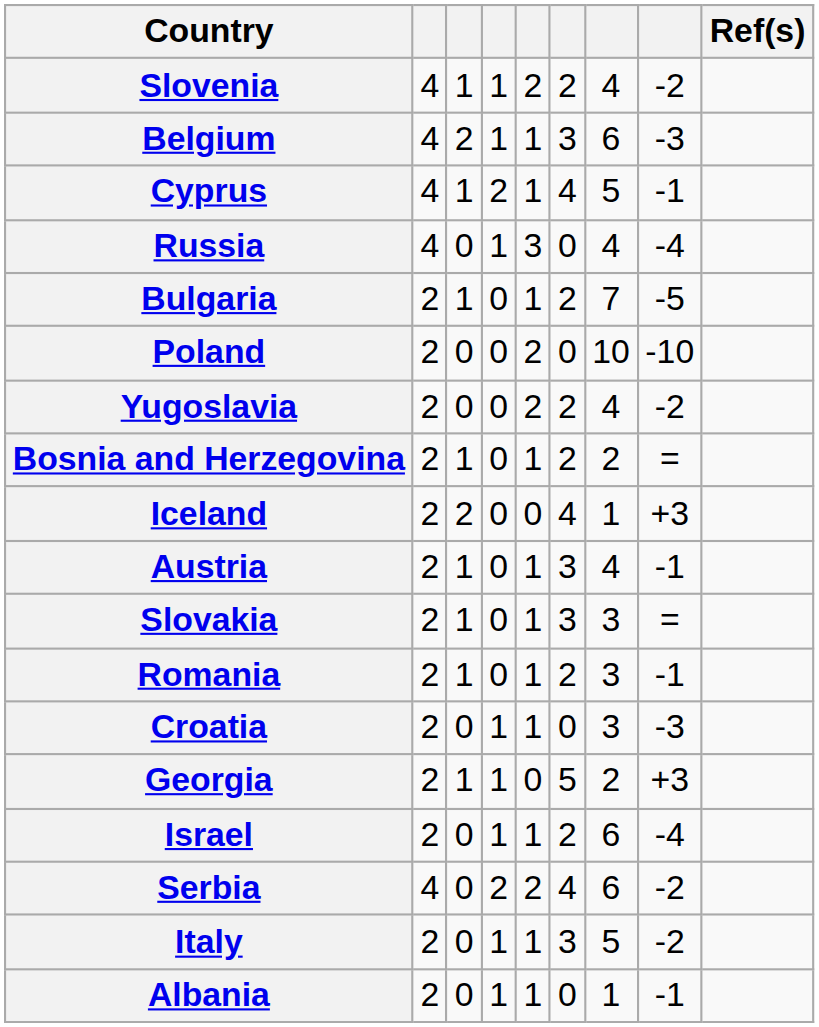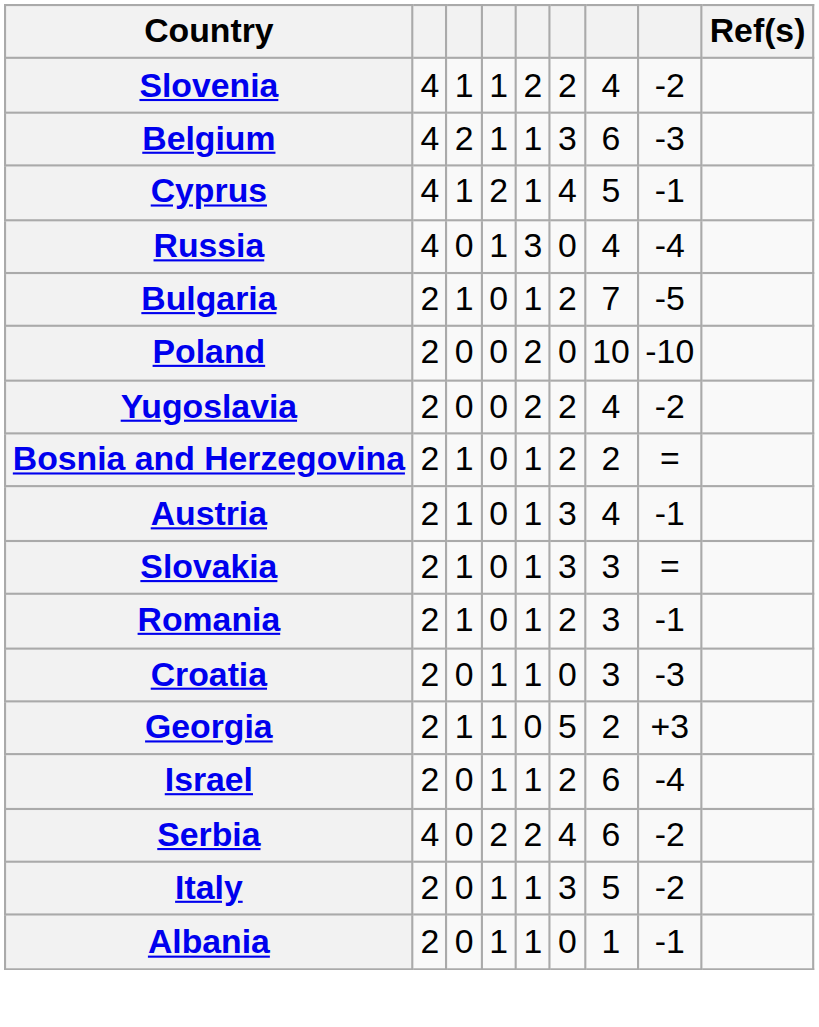- row: (209, 513)
